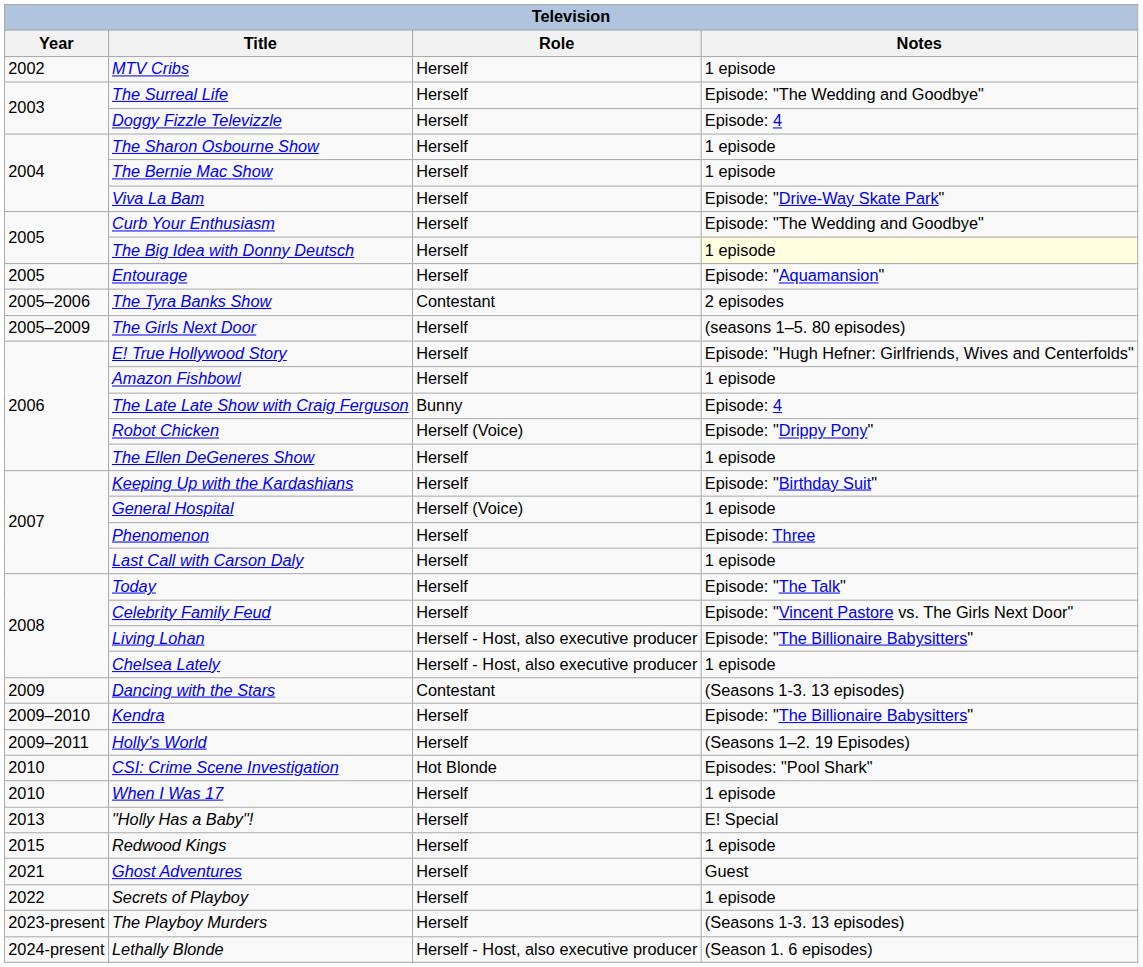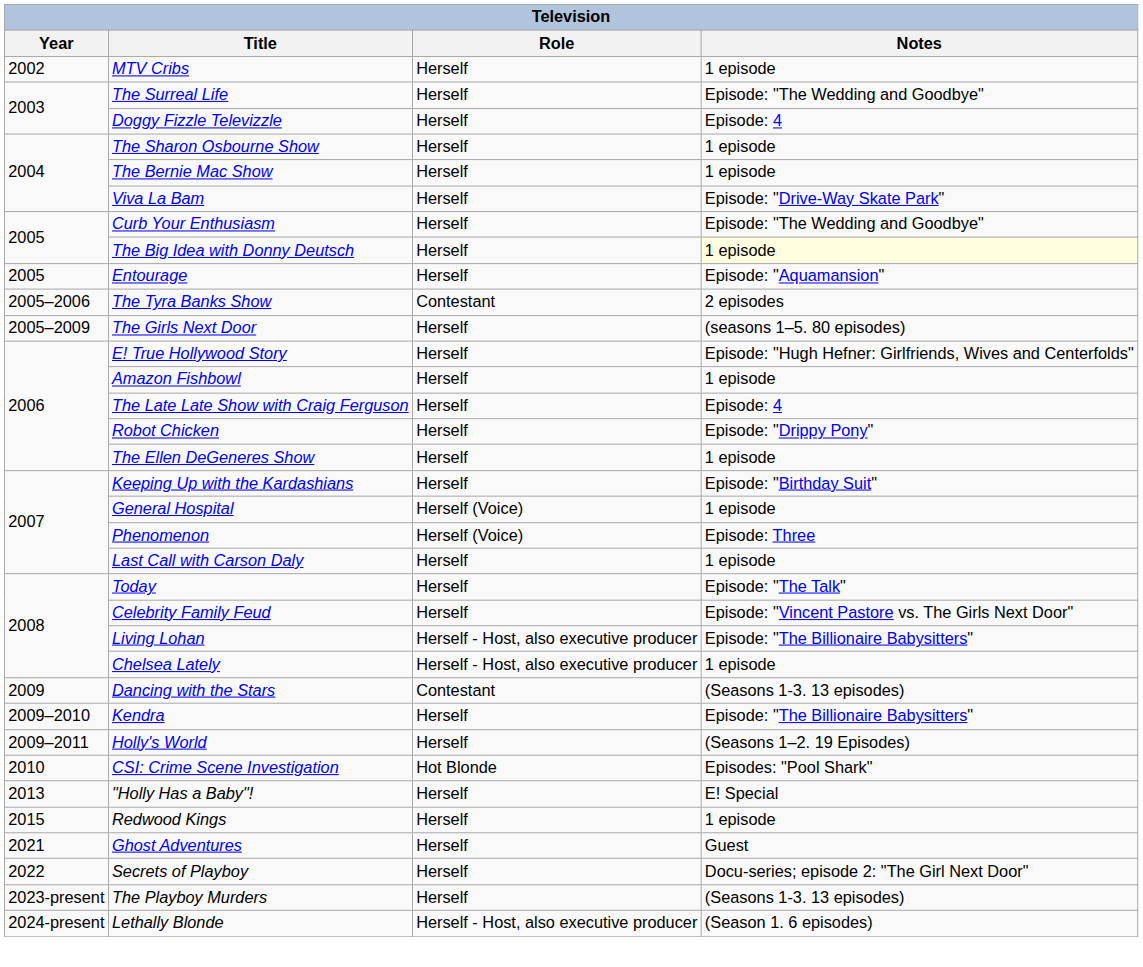(439, 405) Bunny -> (442, 405) Herself
(470, 431) Herself (Voice) -> (442, 431) Herself
(442, 535) Herself -> (470, 535) Herself (Voice)
- row: (168, 793)
(740, 897) 1 episode -> (867, 871) Docu-series; episode 2: "The Girl Next Door"
